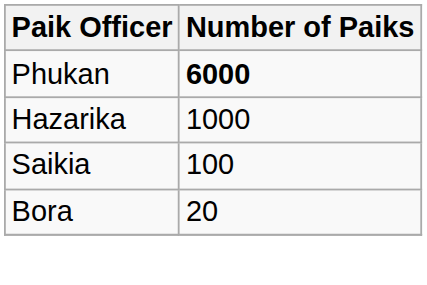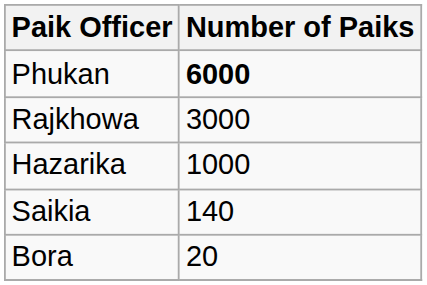+ row: (75, 119)
(210, 165) 100 -> (210, 211) 140
